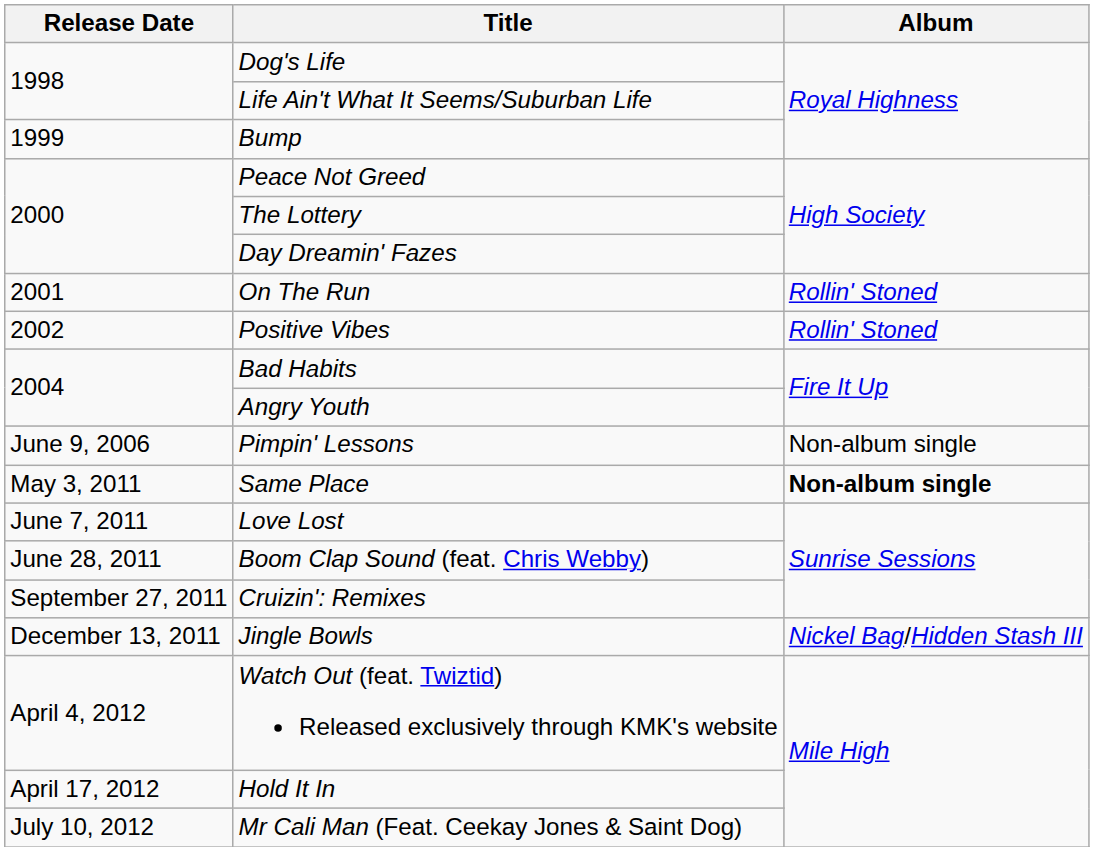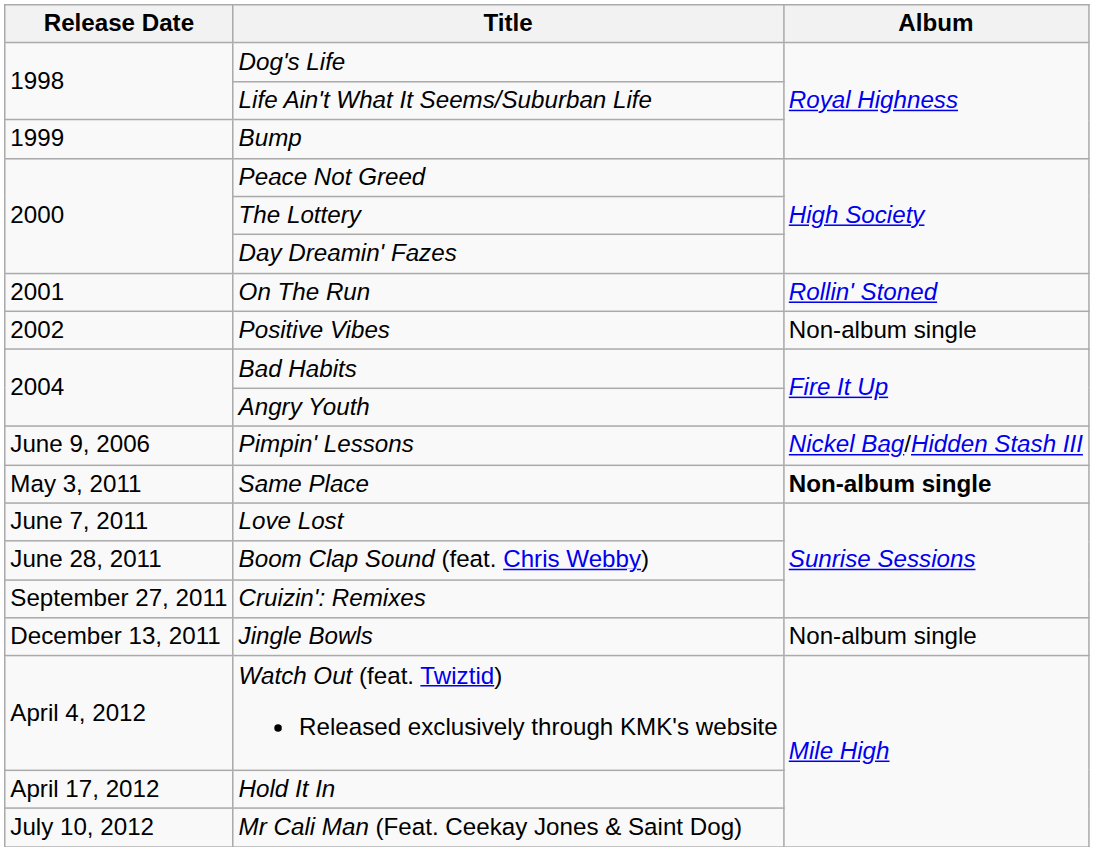(863, 330) Rollin' Stoned -> (883, 330) Non-album single
(883, 445) Non-album single -> (936, 445) Nickel Bag/Hidden Stash III
(936, 636) Nickel Bag/Hidden Stash III -> (883, 636) Non-album single
